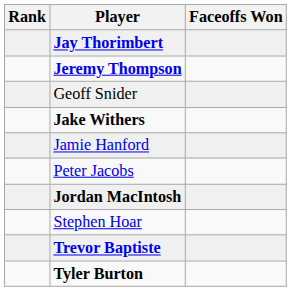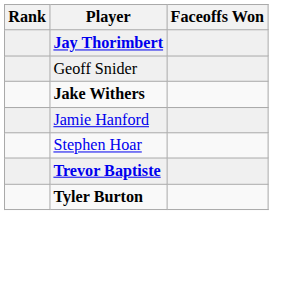- row: (118, 68)
- row: (94, 171)
- row: (117, 196)
